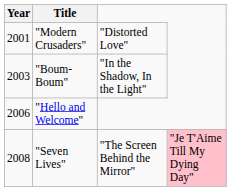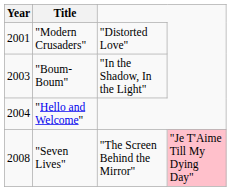(19, 113) 2006 -> (19, 113) 2004
